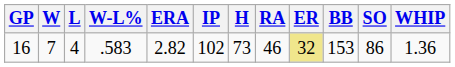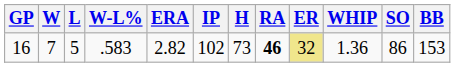columns swapped: (341, 18) <-> (420, 18)
(75, 47) 4 -> (75, 47) 5
(272, 47) normal -> (272, 47) bold
